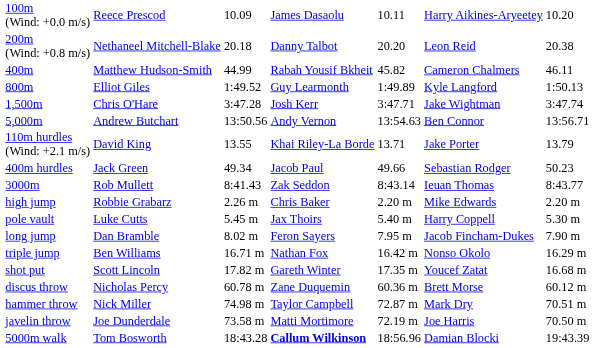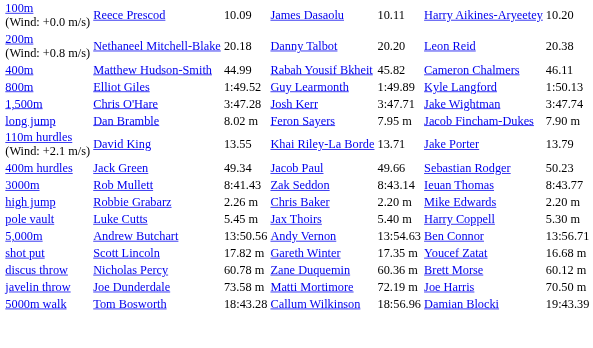rows swapped: (24, 120) <-> (30, 236)
- row: (33, 253)
- row: (41, 304)
(318, 337) bold -> (315, 304) normal
